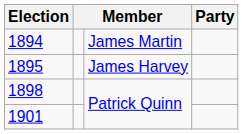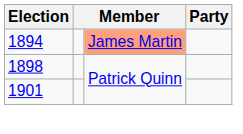(135, 41) no background -> (135, 41) lightsalmon background
- row: (26, 66)
